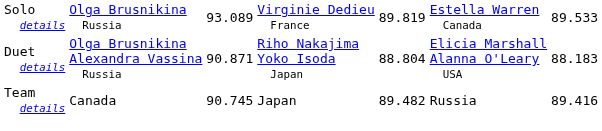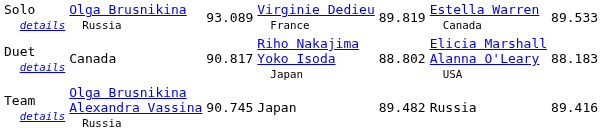(136, 58) Olga Brusnikina Alexandra Vassina Russia -> (93, 58) Canada
(230, 58) 90.871 -> (230, 58) 90.817
(402, 58) 88.804 -> (402, 58) 88.802
(93, 100) Canada -> (136, 108) Olga Brusnikina Alexandra Vassina Russia
